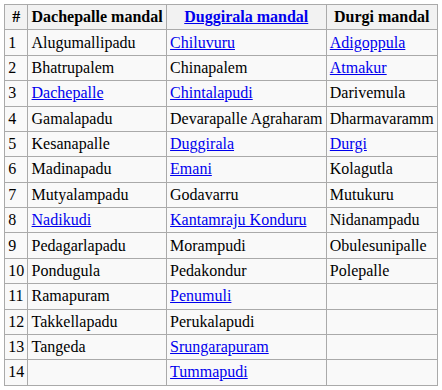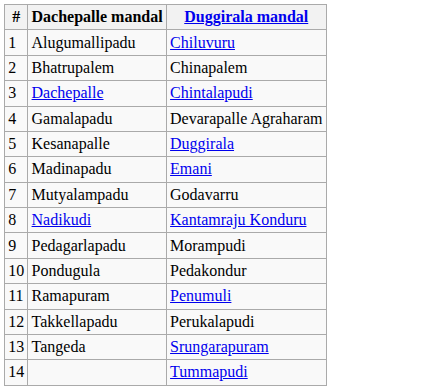- column: (382, 17)
